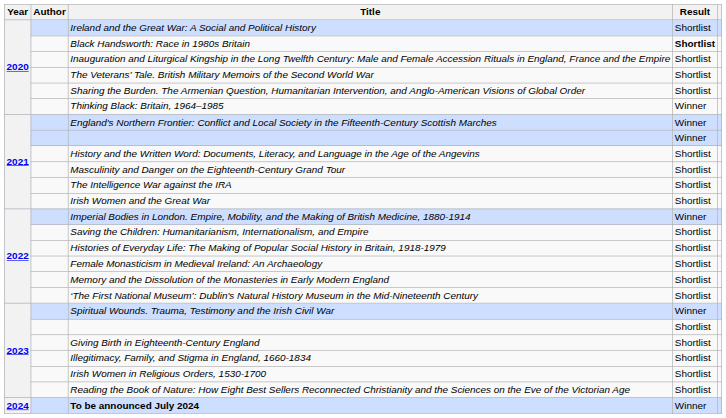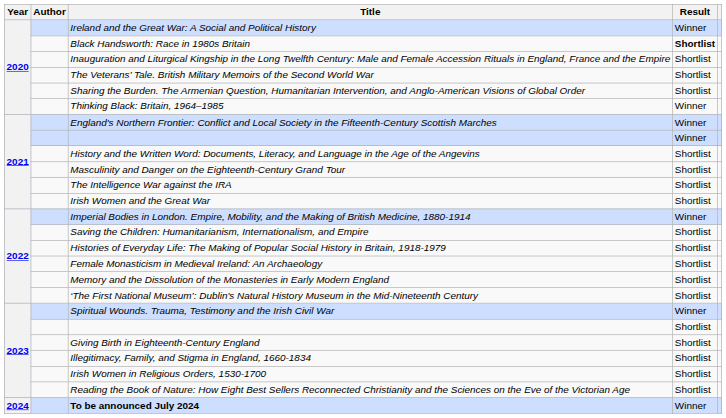(693, 28) Shortlist -> (691, 28) Winner
